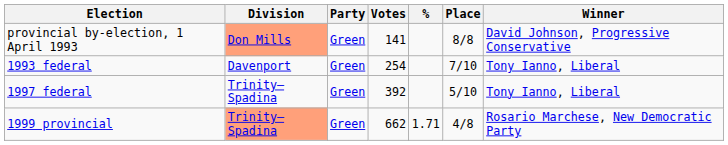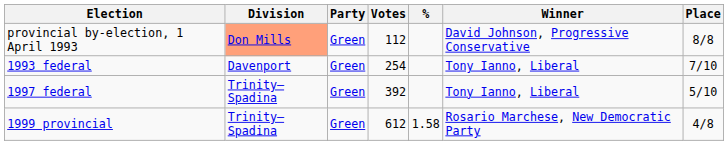columns swapped: (463, 14) <-> (603, 14)
(395, 40) 141 -> (395, 40) 112
(256, 124) lightsalmon background -> (256, 124) no background
(395, 124) 662 -> (395, 124) 612
(426, 124) 1.71 -> (426, 124) 1.58
